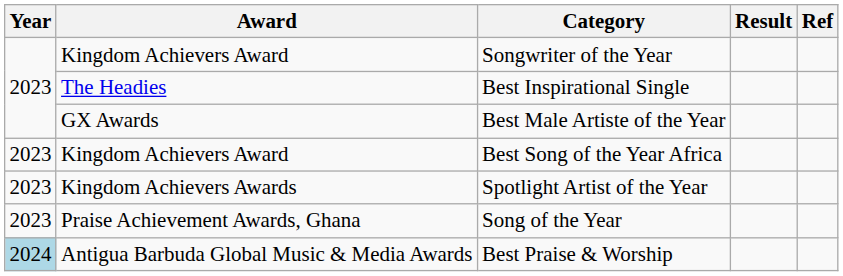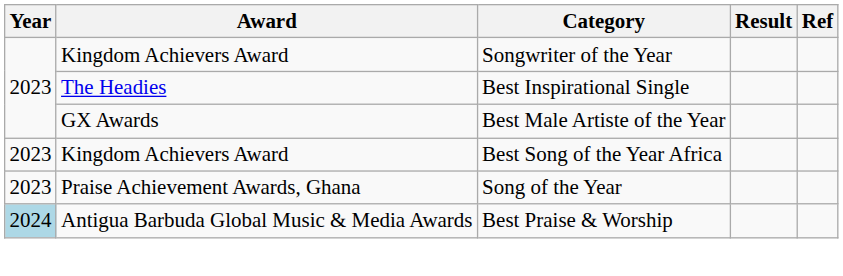- row: (595, 187)
